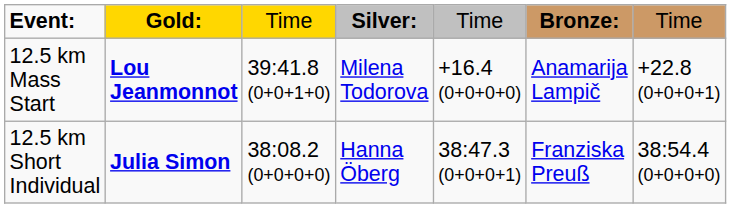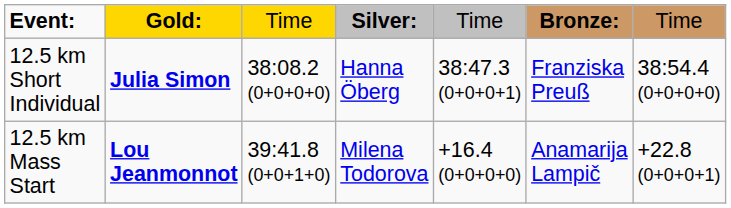rows swapped: (55, 161) <-> (48, 79)
